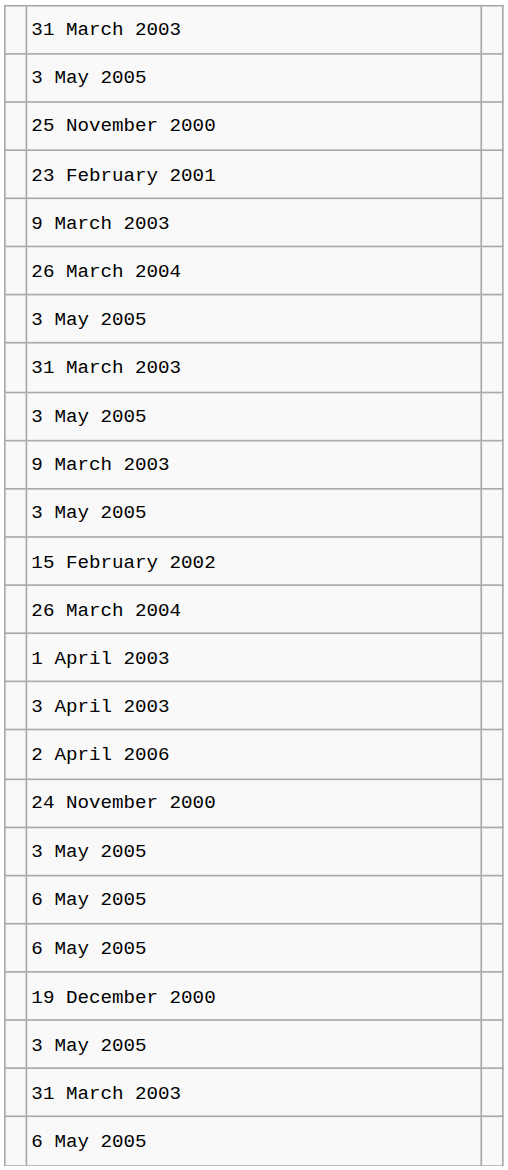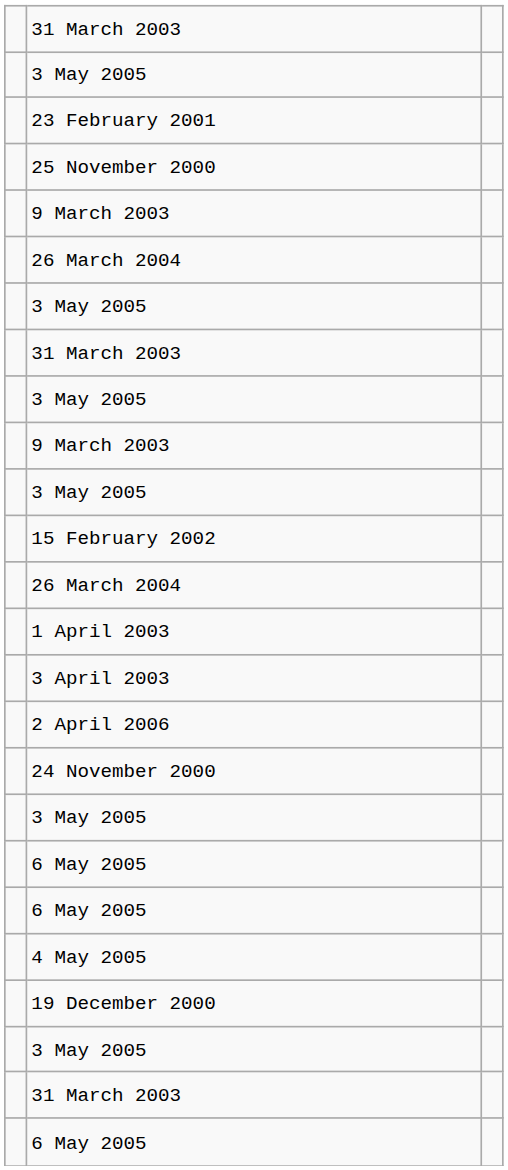rows swapped: (16, 174) <-> (16, 126)
+ row: (16, 956)
